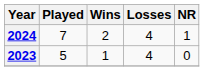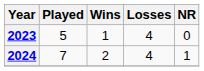rows swapped: (22, 55) <-> (22, 35)
